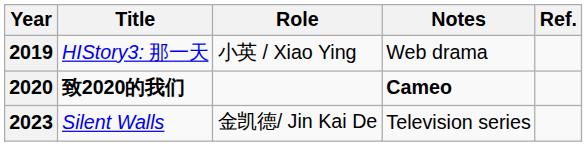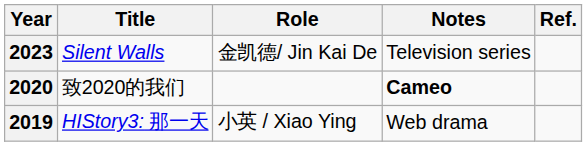rows swapped: (31, 53) <-> (31, 122)
(123, 87) bold -> (123, 87) normal
